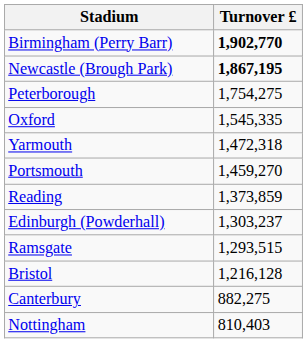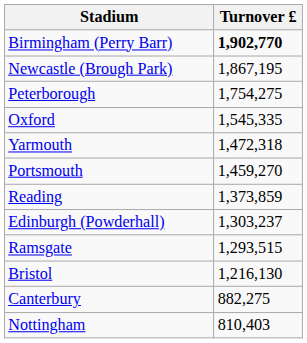(250, 68) bold -> (250, 68) normal
(250, 273) 1,216,128 -> (250, 273) 1,216,130
